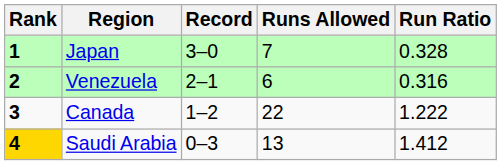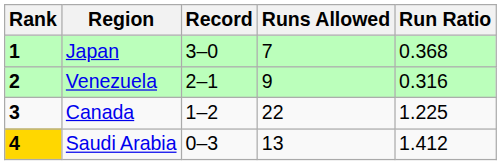(424, 50) 0.328 -> (424, 50) 0.368
(267, 81) 6 -> (267, 81) 9
(424, 112) 1.222 -> (424, 112) 1.225
